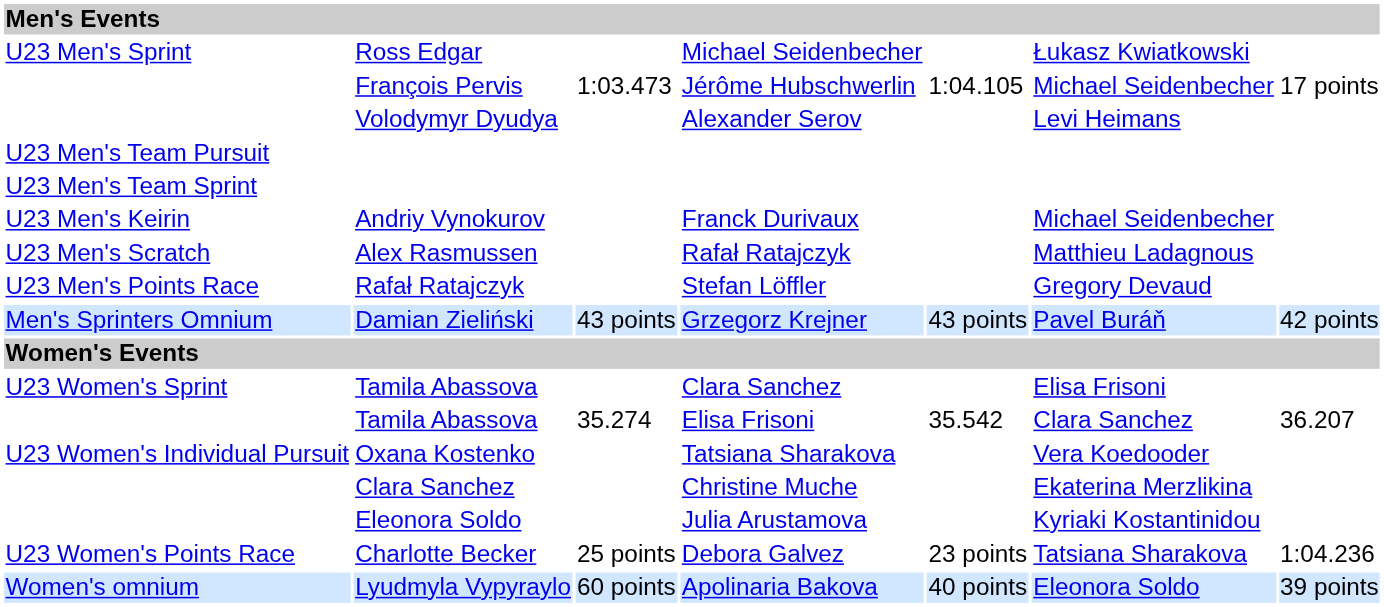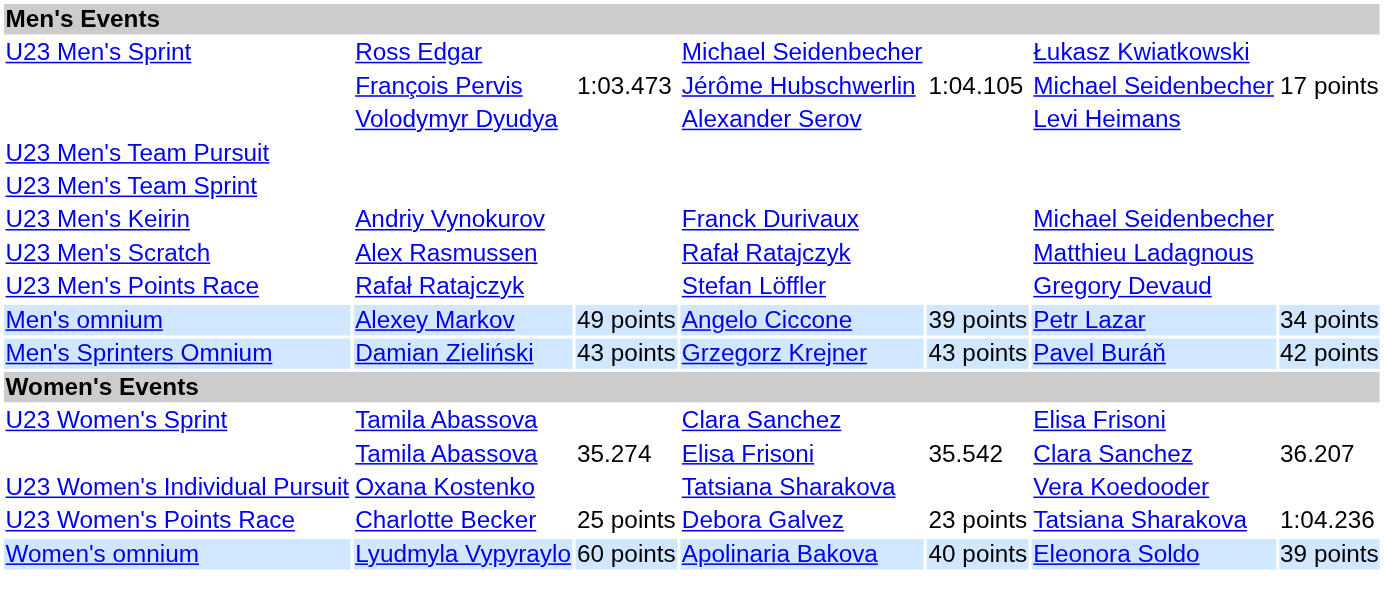+ row: (84, 319)
- row: (177, 487)
- row: (177, 521)
